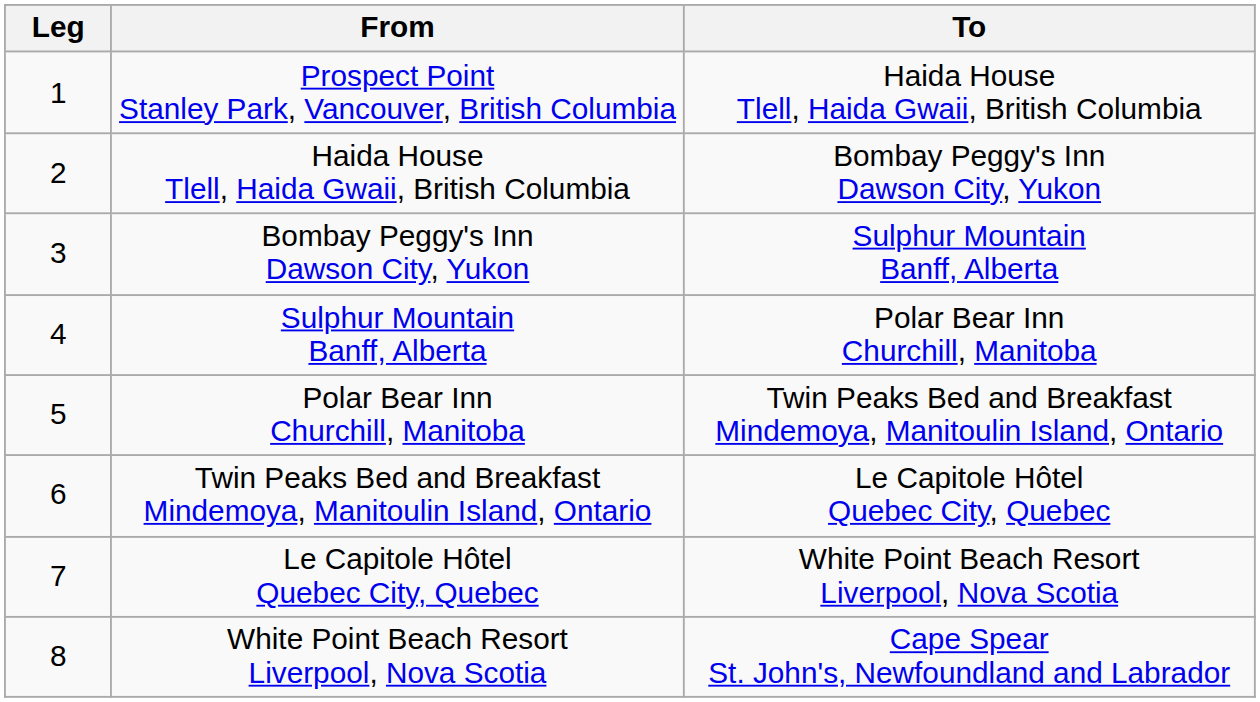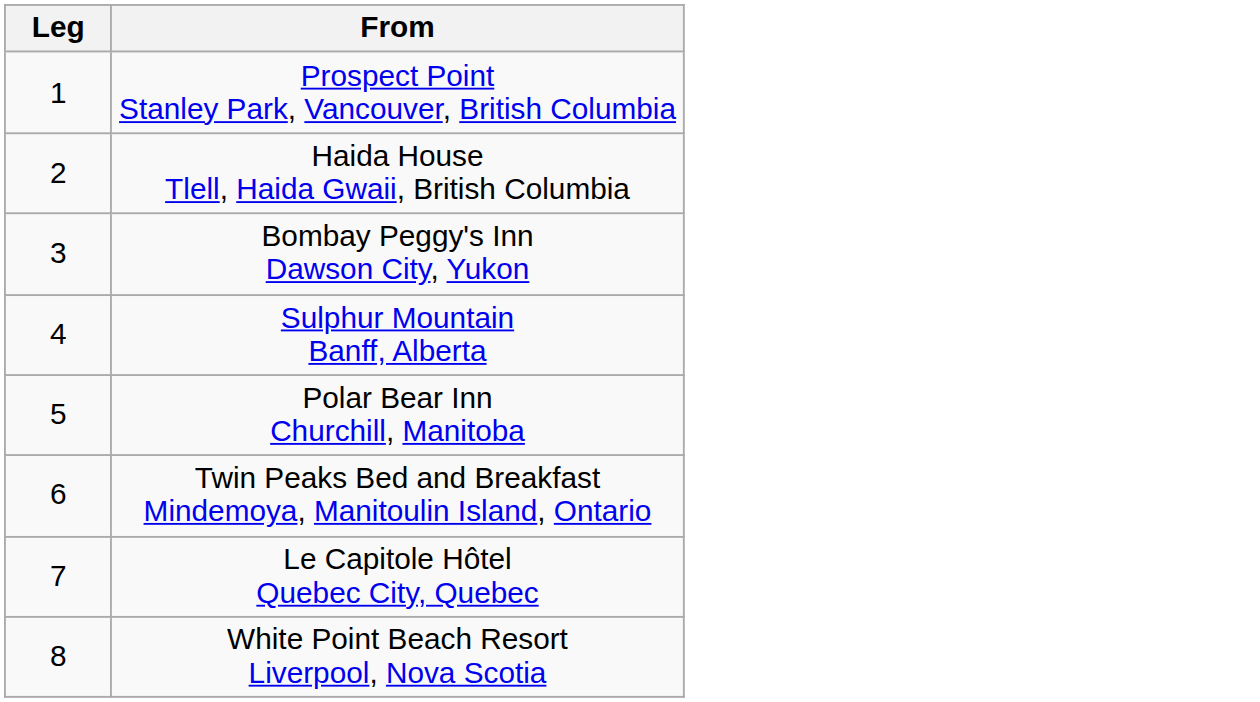- column: (969, 28)
